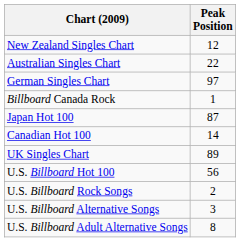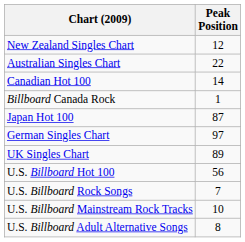rows swapped: (49, 136) <-> (58, 81)
(213, 191) 2 -> (218, 191) 7
- row: (83, 209)
+ row: (100, 209)
